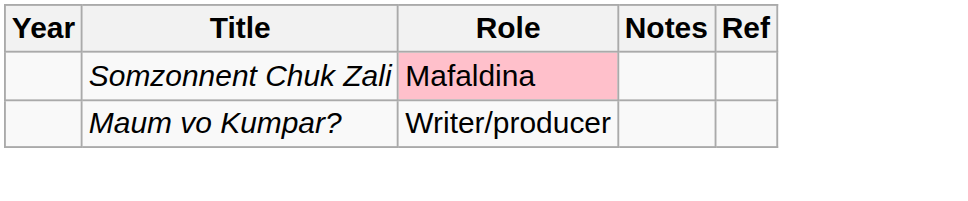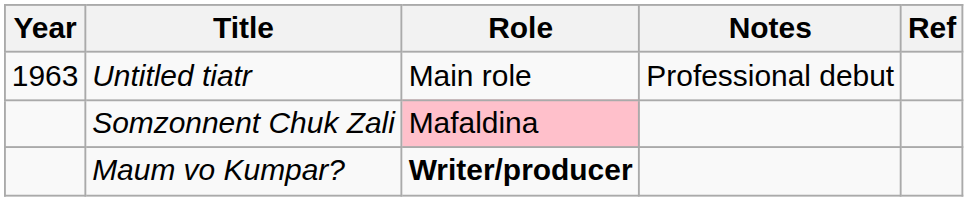+ row: (172, 75)
(508, 123) normal -> (521, 170) bold
